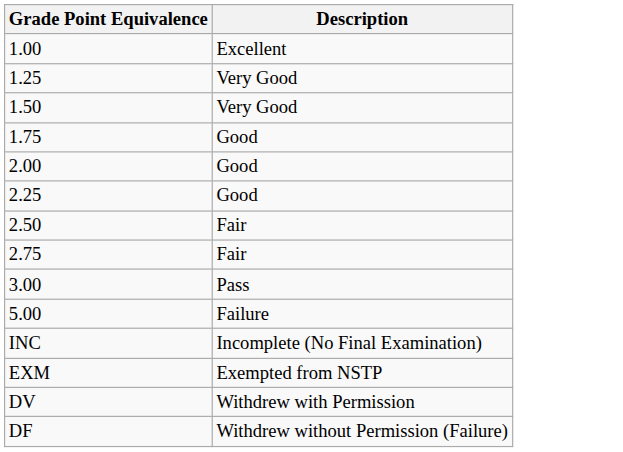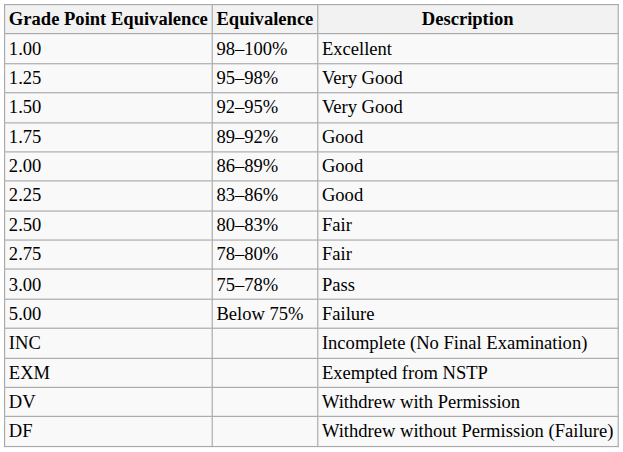+ column: (265, 19)
